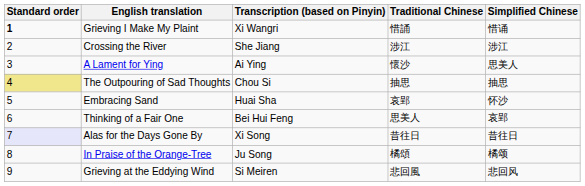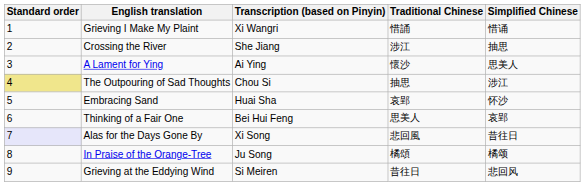(9, 29) bold -> (9, 29) normal
(498, 46) 涉江 -> (498, 46) 抽思
(498, 82) 抽思 -> (498, 82) 涉江
(405, 136) 昔往日 -> (405, 136) 悲回風
(405, 172) 悲回風 -> (405, 172) 昔往日
